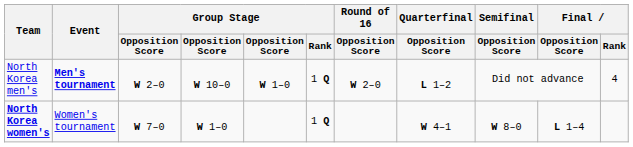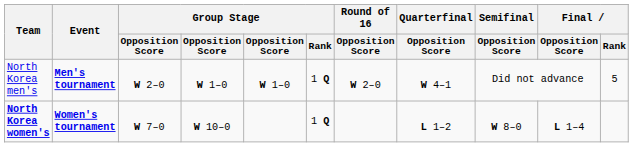(212, 86) W 10–0 -> (212, 86) W 1–0
(436, 86) L 1–2 -> (436, 86) W 4–1
(614, 80) 4 -> (614, 80) 5
(85, 121) normal -> (85, 121) bold
(212, 127) W 1–0 -> (212, 127) W 10–0
(436, 127) W 4–1 -> (436, 127) L 1–2
